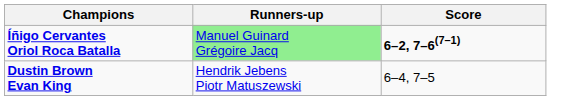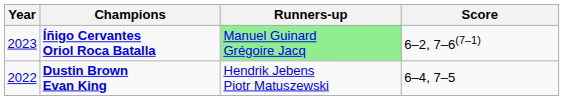+ column: (22, 15)
(422, 43) bold -> (443, 43) normal
